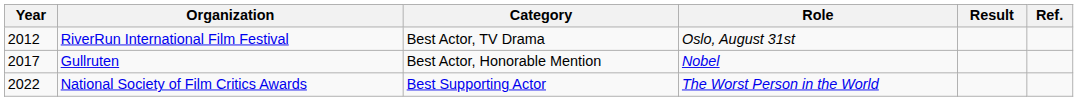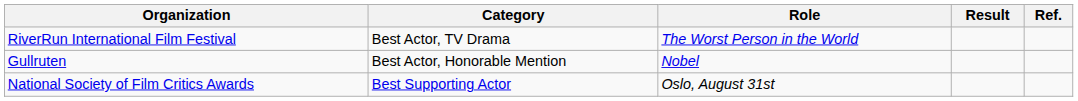- column: (31, 15)
(739, 38) Oslo, August 31st -> (760, 38) The Worst Person in the World
(780, 84) The Worst Person in the World -> (718, 84) Oslo, August 31st
